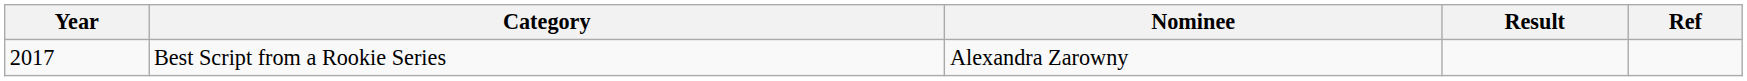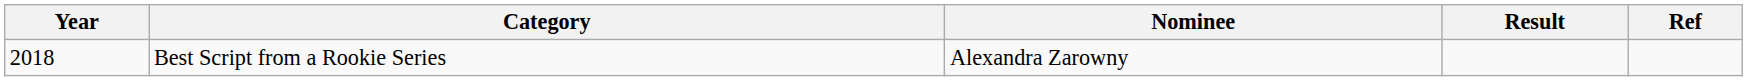(32, 57) 2017 -> (32, 57) 2018
